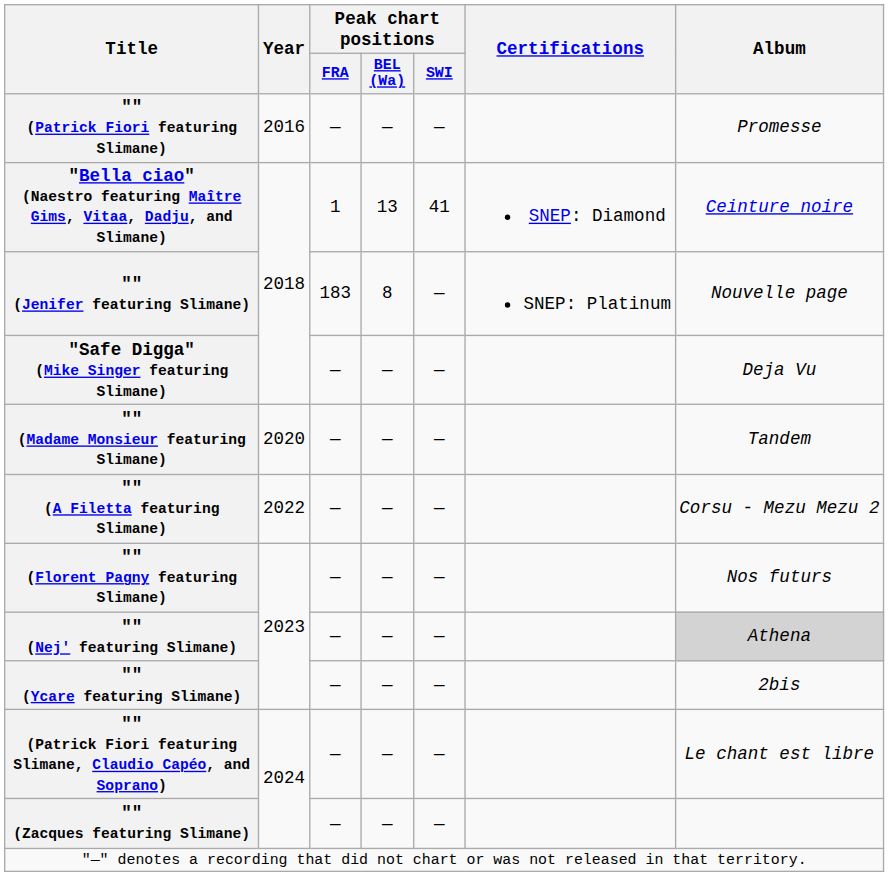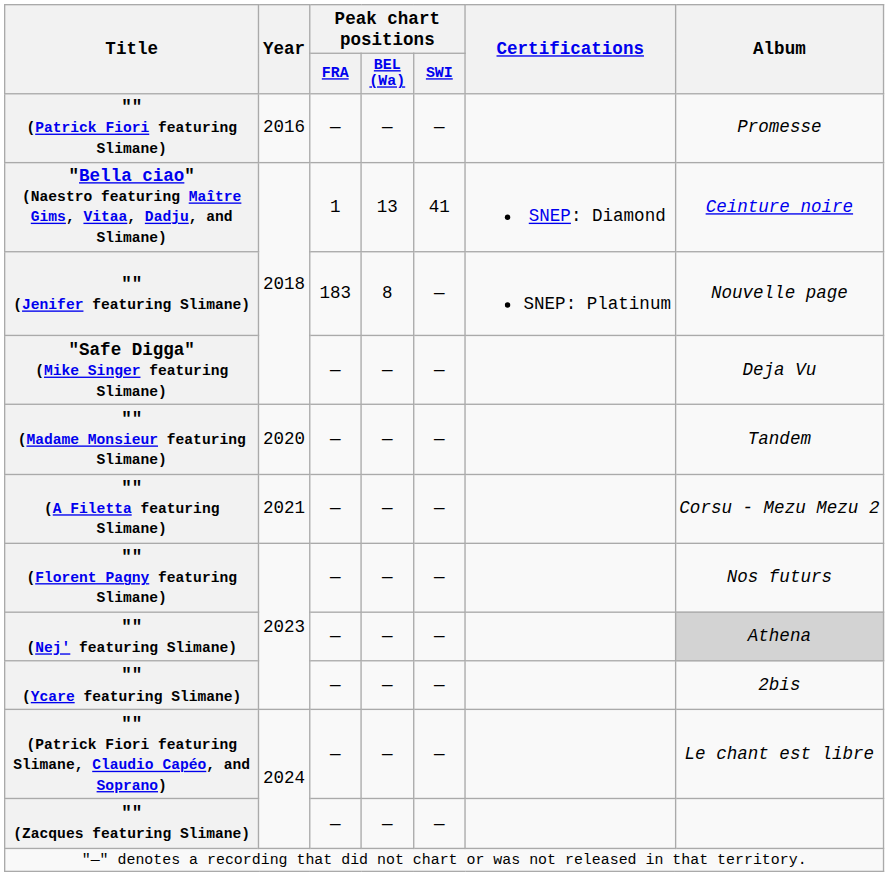(284, 508) 2022 -> (284, 508) 2021
